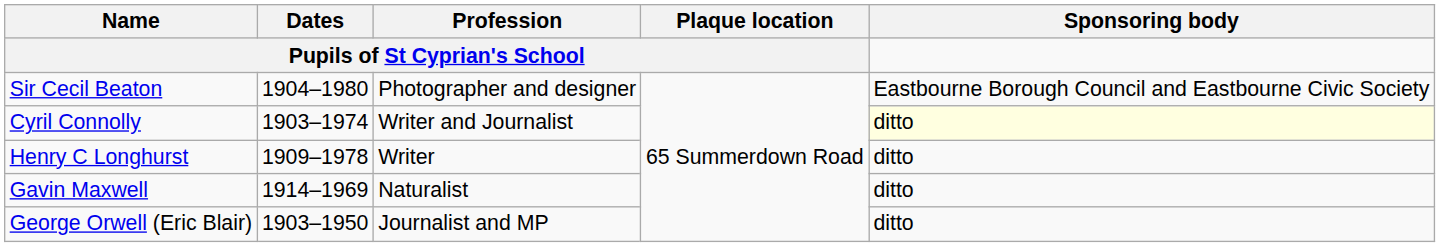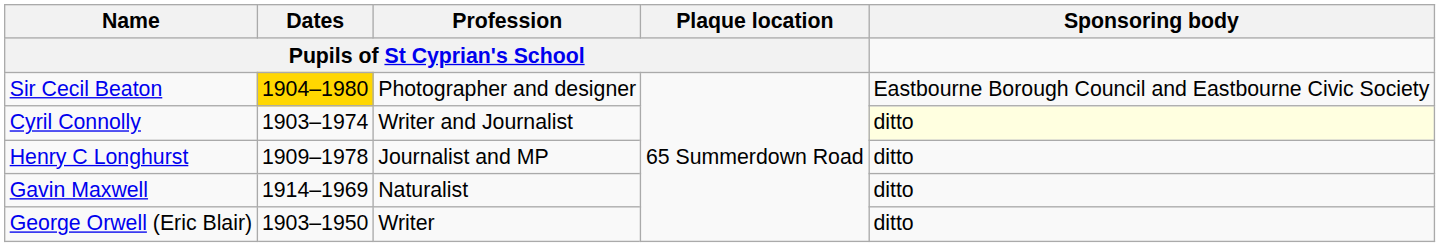(315, 88) no background -> (315, 88) gold background
(406, 156) Writer -> (463, 156) Journalist and MP
(463, 223) Journalist and MP -> (406, 223) Writer
